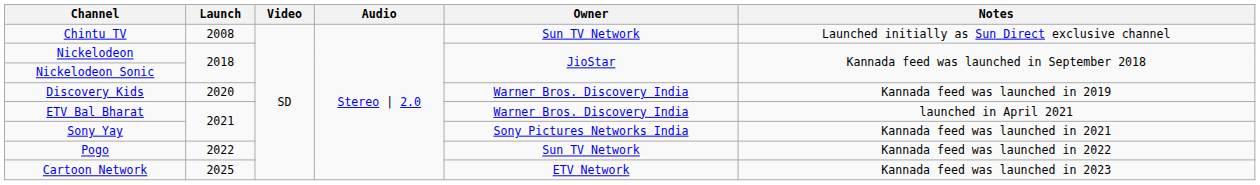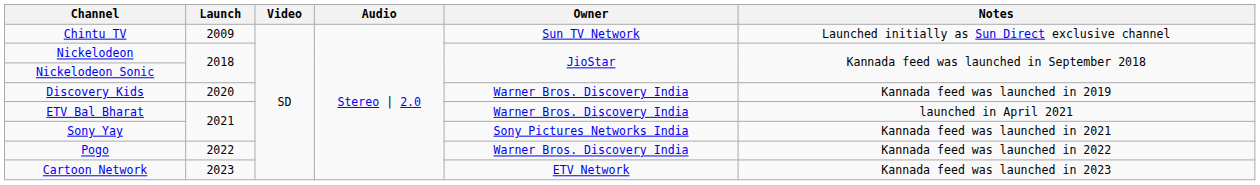(220, 33) 2008 -> (220, 33) 2009
(591, 150) Sun TV Network -> (591, 150) Warner Bros. Discovery India
(220, 170) 2025 -> (220, 170) 2023
